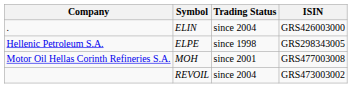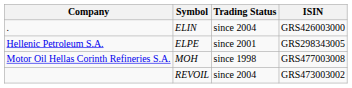(235, 43) since 1998 -> (235, 43) since 2001
(235, 59) since 2001 -> (235, 59) since 1998
